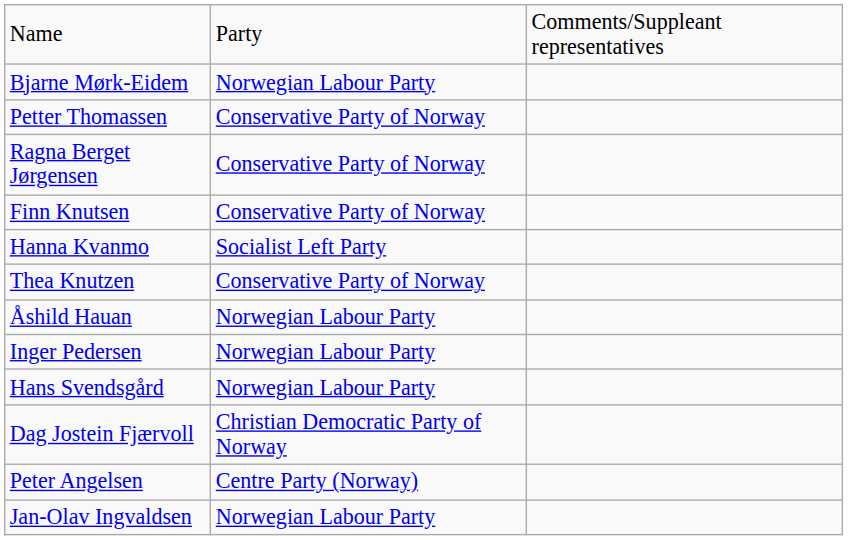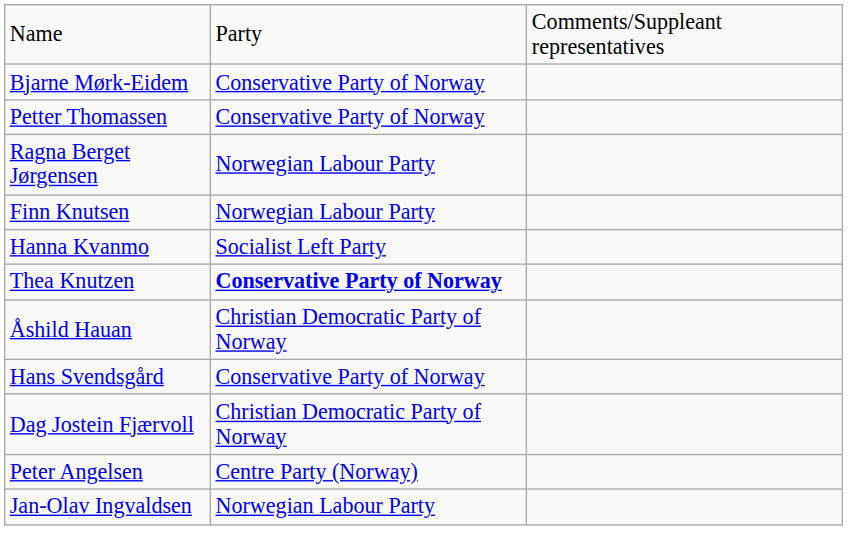(326, 81) Norwegian Labour Party -> (350, 81) Conservative Party of Norway
(350, 164) Conservative Party of Norway -> (325, 164) Norwegian Labour Party
(350, 211) Conservative Party of Norway -> (325, 211) Norwegian Labour Party
(350, 281) normal -> (359, 281) bold
(326, 316) Norwegian Labour Party -> (348, 329) Christian Democratic Party of Norway
- row: (76, 351)
(326, 386) Norwegian Labour Party -> (350, 376) Conservative Party of Norway
